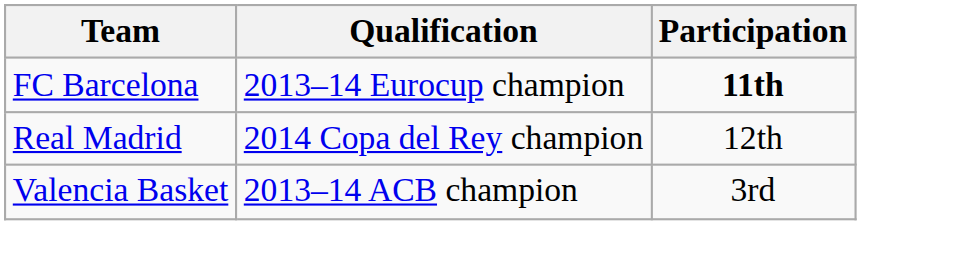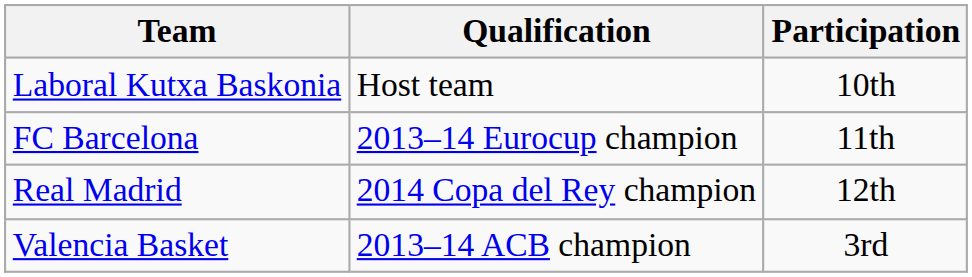+ row: (177, 84)
(753, 84) bold -> (866, 137) normal
